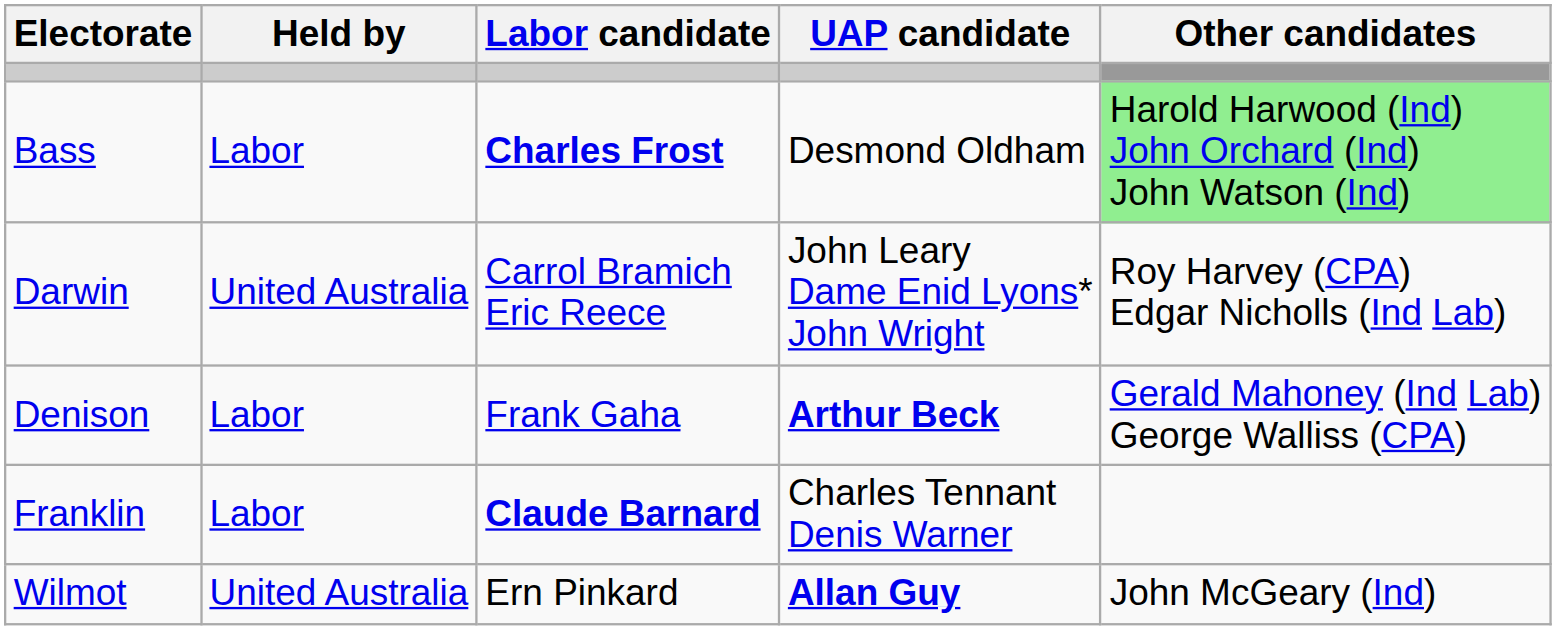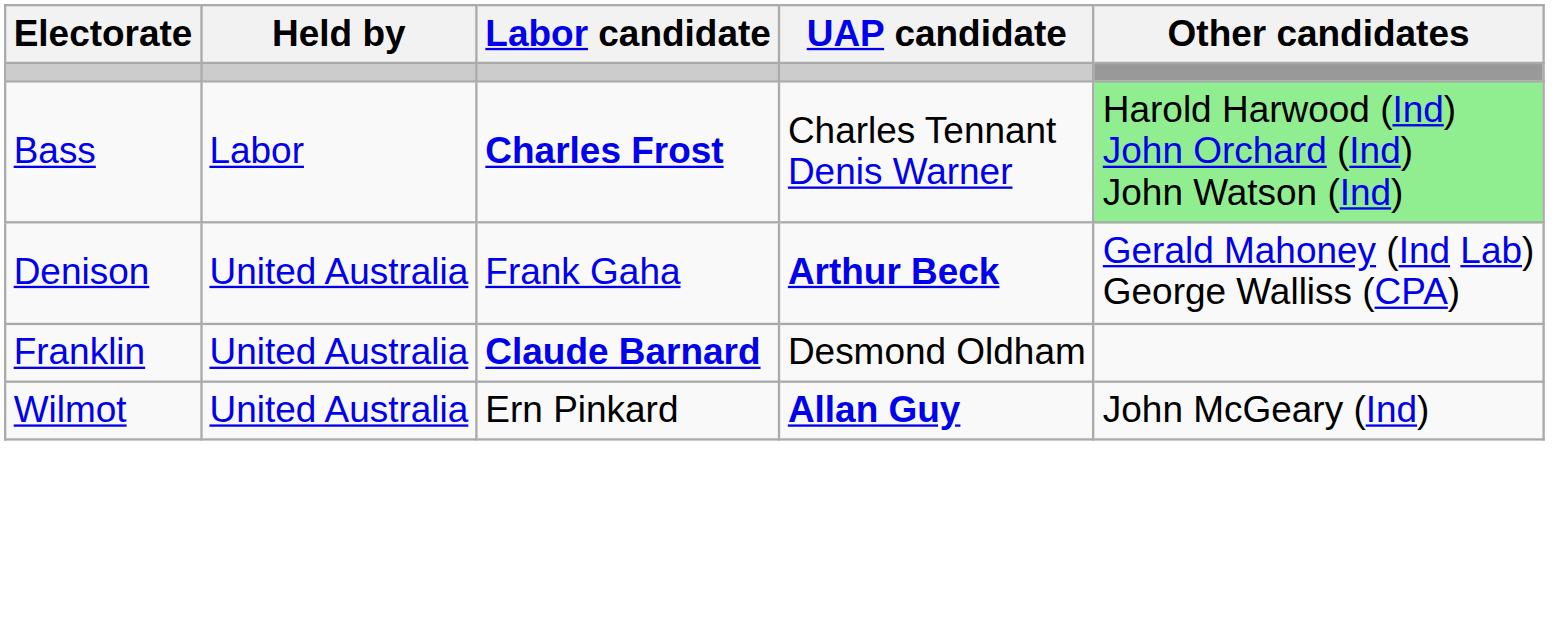(937, 151) Desmond Oldham -> (922, 151) Charles Tennant Denis Warner
- row: (71, 292)
(257, 413) Labor -> (339, 272) United Australia
(257, 513) Labor -> (339, 351) United Australia
(922, 513) Charles Tennant Denis Warner -> (937, 351) Desmond Oldham
